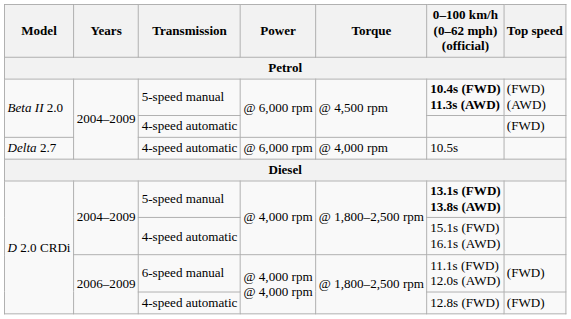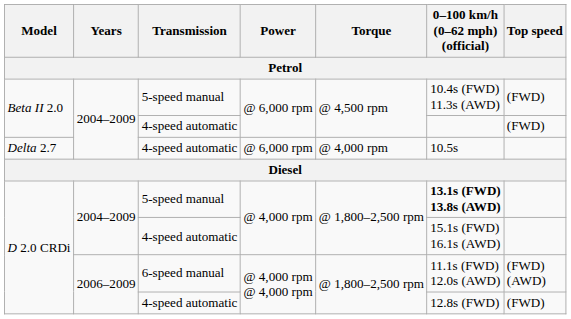(465, 97) bold -> (465, 97) normal
(526, 97) (FWD) (AWD) -> (526, 97) (FWD)
(526, 273) (FWD) -> (526, 273) (FWD) (AWD)
